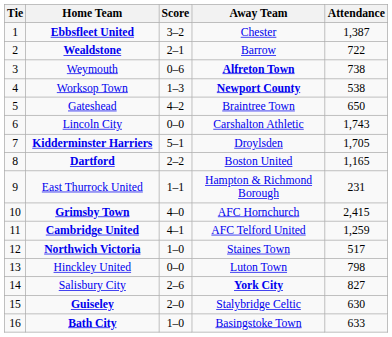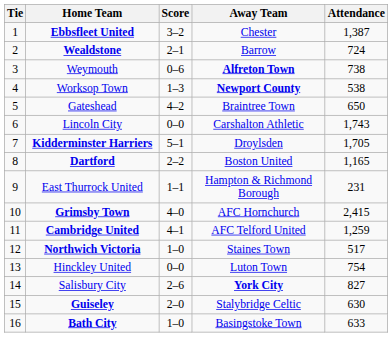(356, 50) 722 -> (356, 50) 724
(356, 267) 798 -> (356, 267) 754
